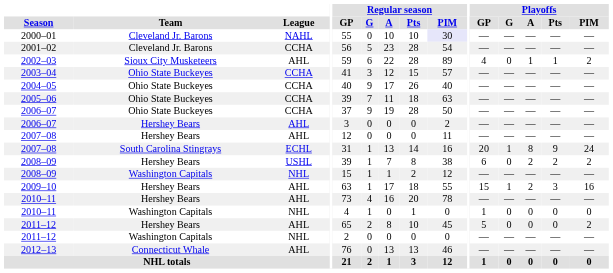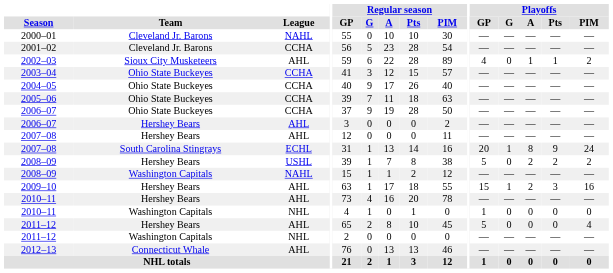(447, 35) lavender background -> (447, 35) no background
(484, 161) 6 -> (484, 161) 5
(299, 174) NHL -> (299, 174) NAHL
(589, 224) 2 -> (589, 224) 4
